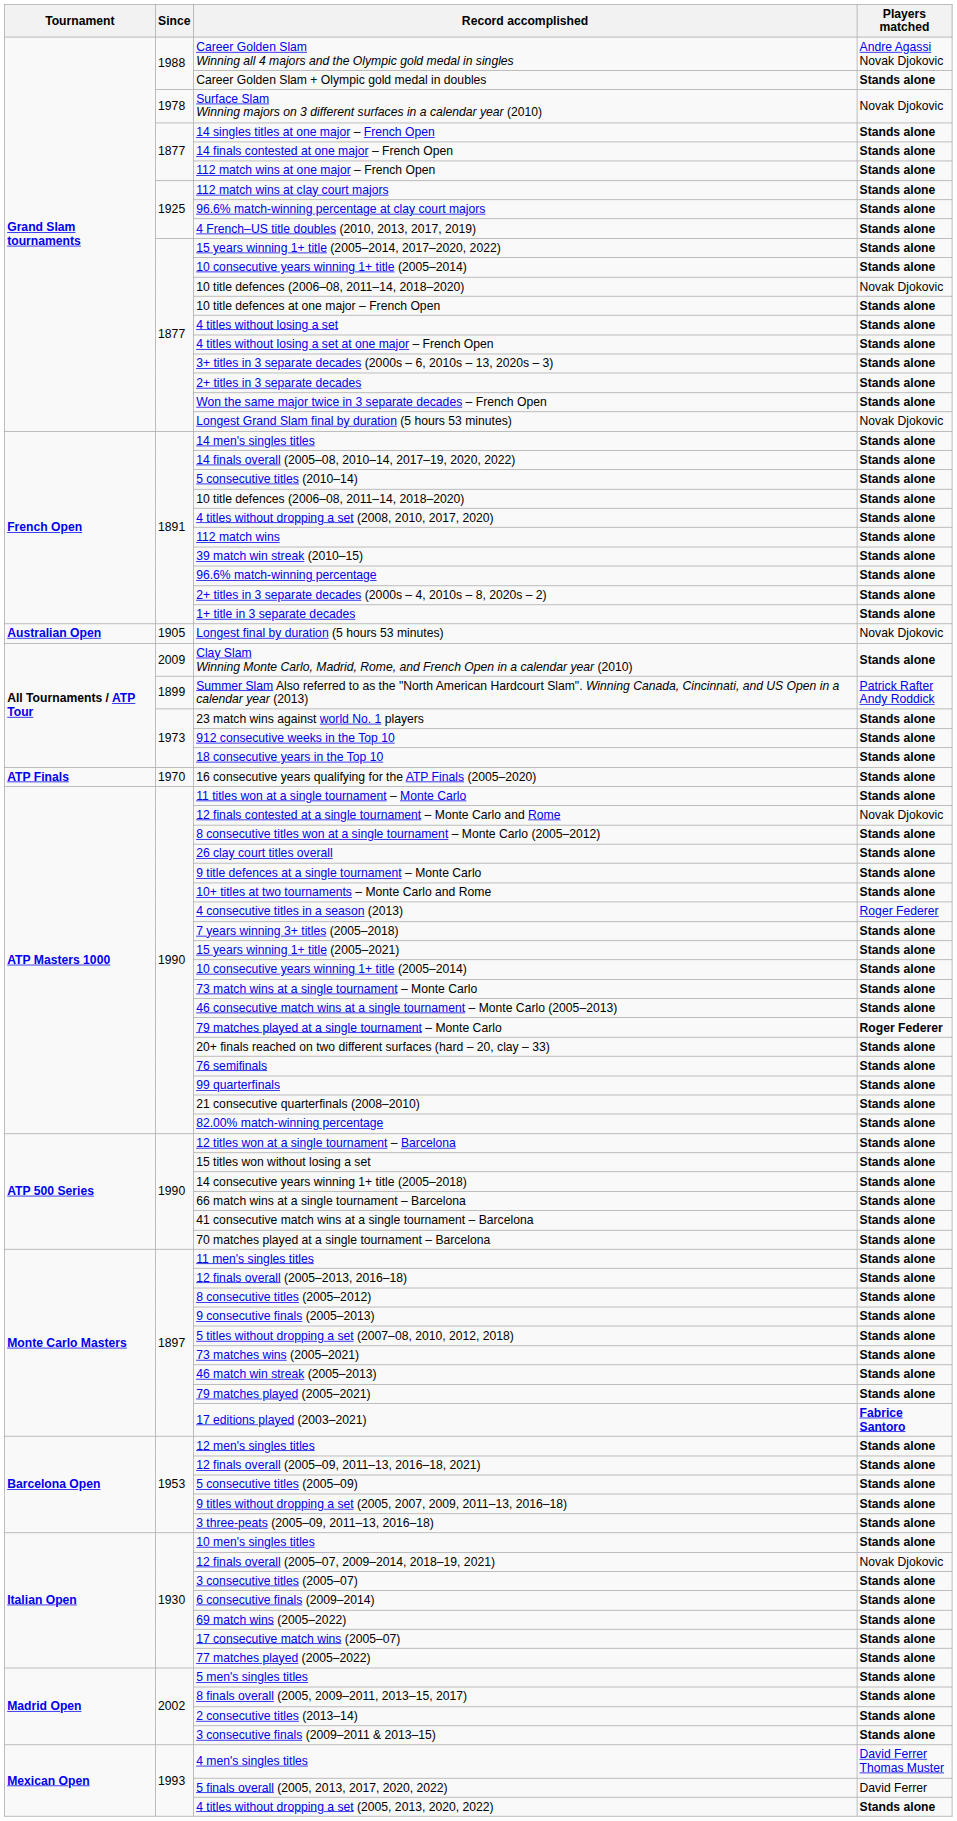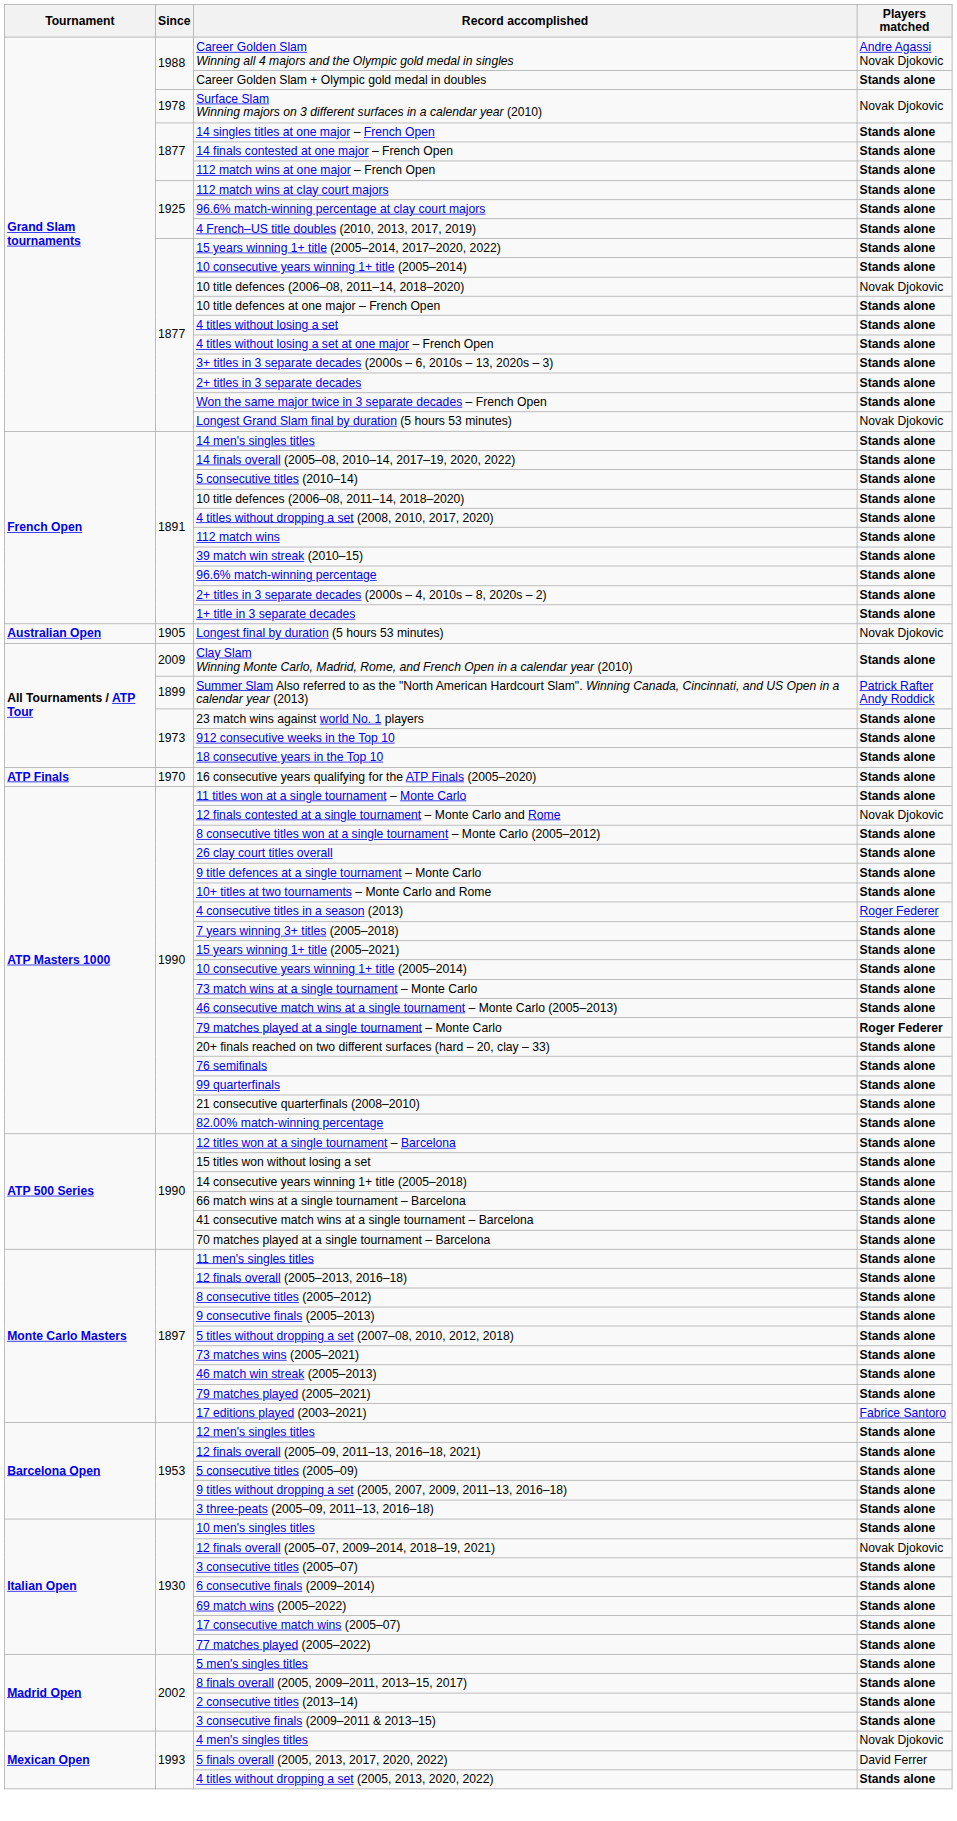(883, 1420) bold -> (903, 1413) normal
(902, 1761) David Ferrer Thomas Muster -> (901, 1741) Novak Djokovic
